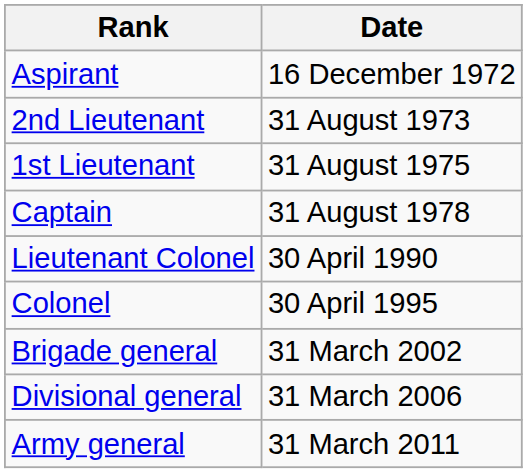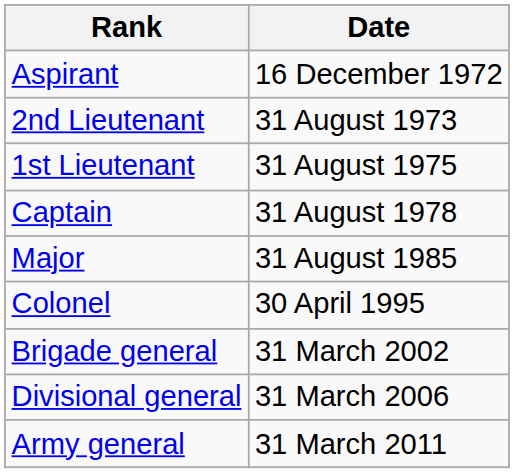+ row: (48, 258)
- row: (133, 258)
